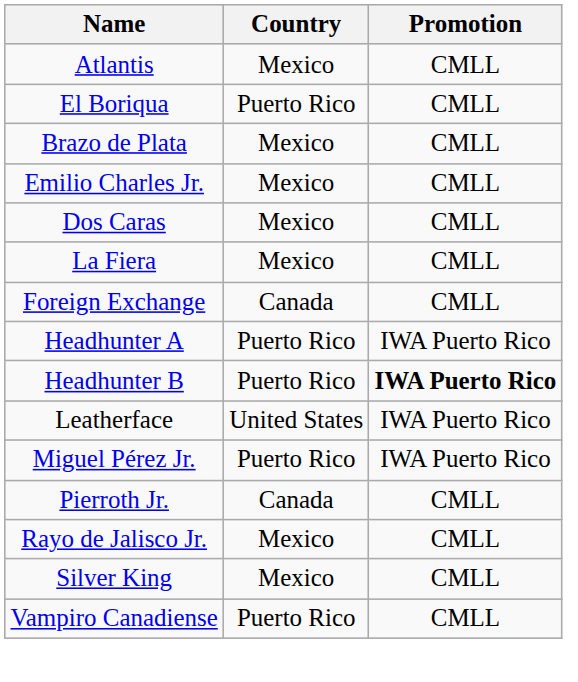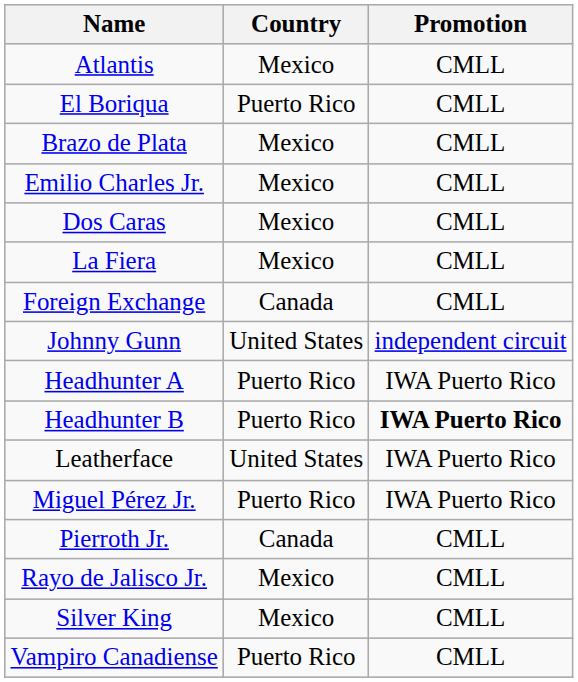+ row: (114, 340)
